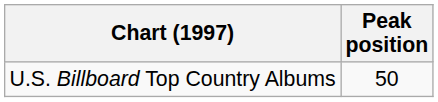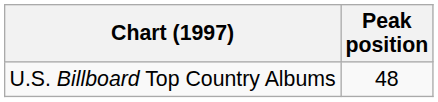(387, 79) 50 -> (387, 79) 48
